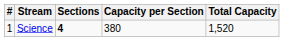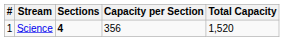(112, 28) 380 -> (112, 28) 356
